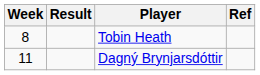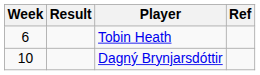(25, 37) 8 -> (25, 37) 6
(25, 59) 11 -> (25, 59) 10
